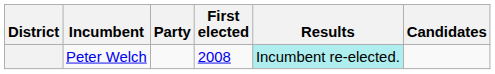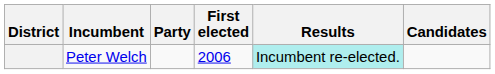(214, 56) 2008 -> (214, 56) 2006
